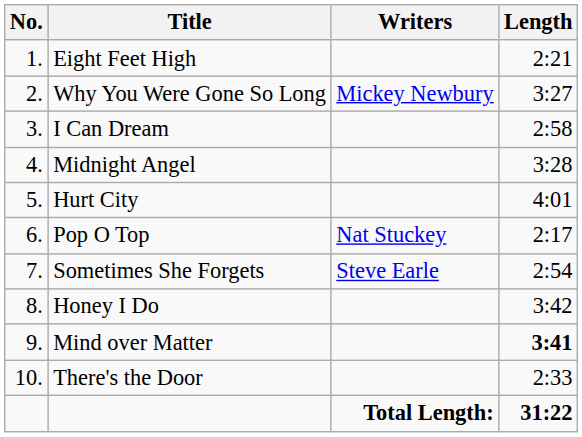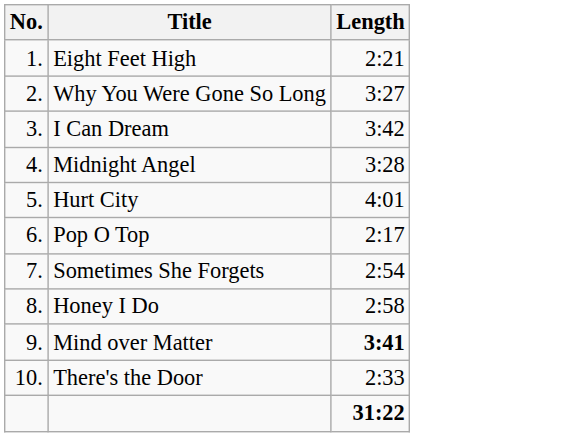- column: (415, 22)
(553, 128) 2:58 -> (385, 128) 3:42
(553, 306) 3:42 -> (385, 306) 2:58
